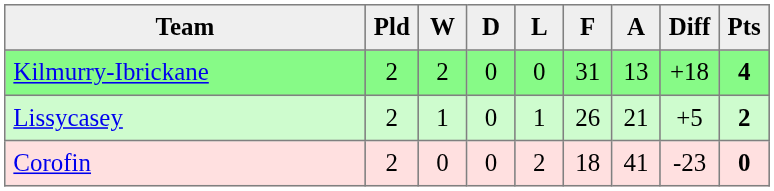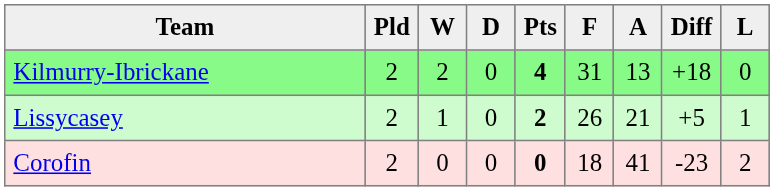columns swapped: (539, 27) <-> (744, 27)
